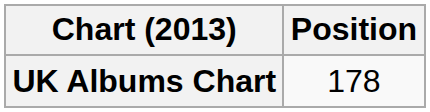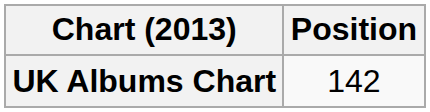(354, 80) 178 -> (354, 80) 142
